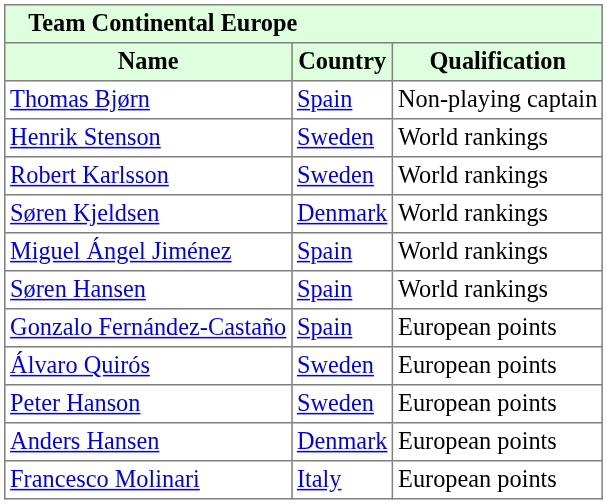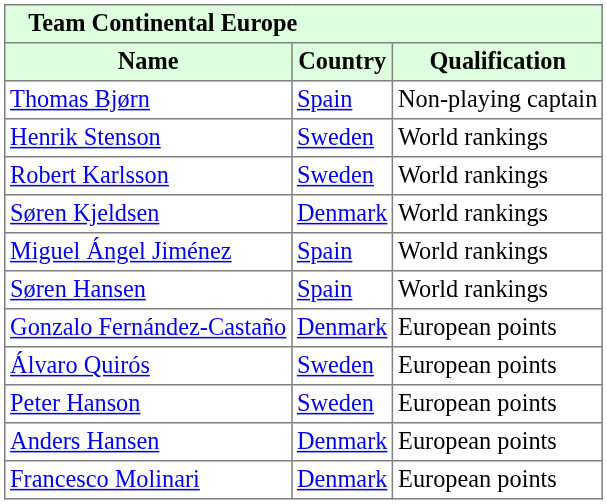(325, 327) Spain -> (342, 327) Denmark
(319, 479) Italy -> (342, 479) Denmark
